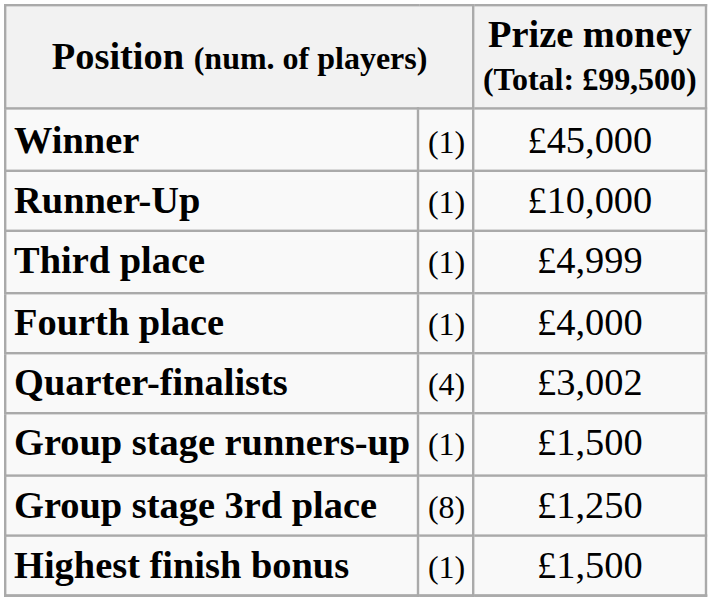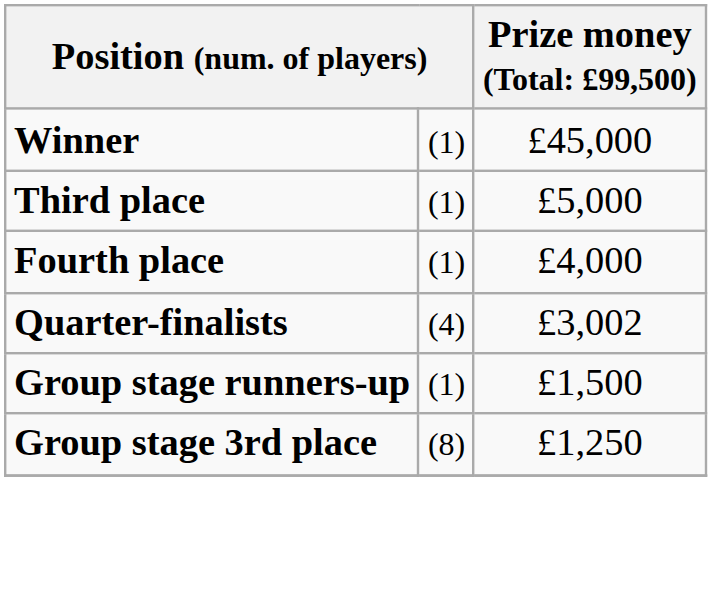- row: (107, 199)
(590, 260) £4,999 -> (590, 199) £5,000
- row: (182, 565)
